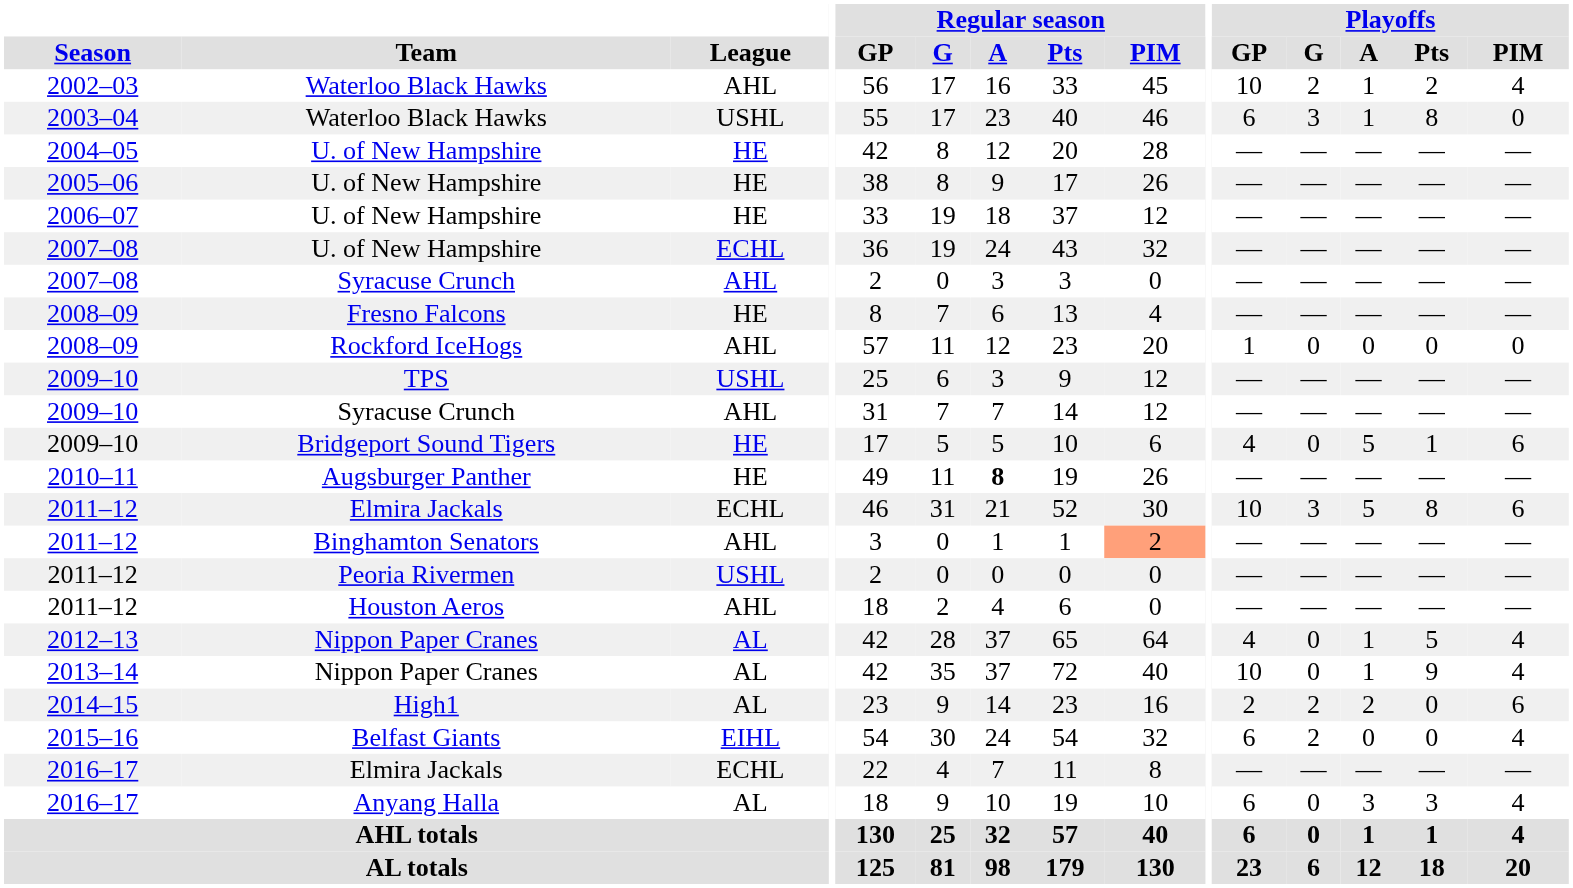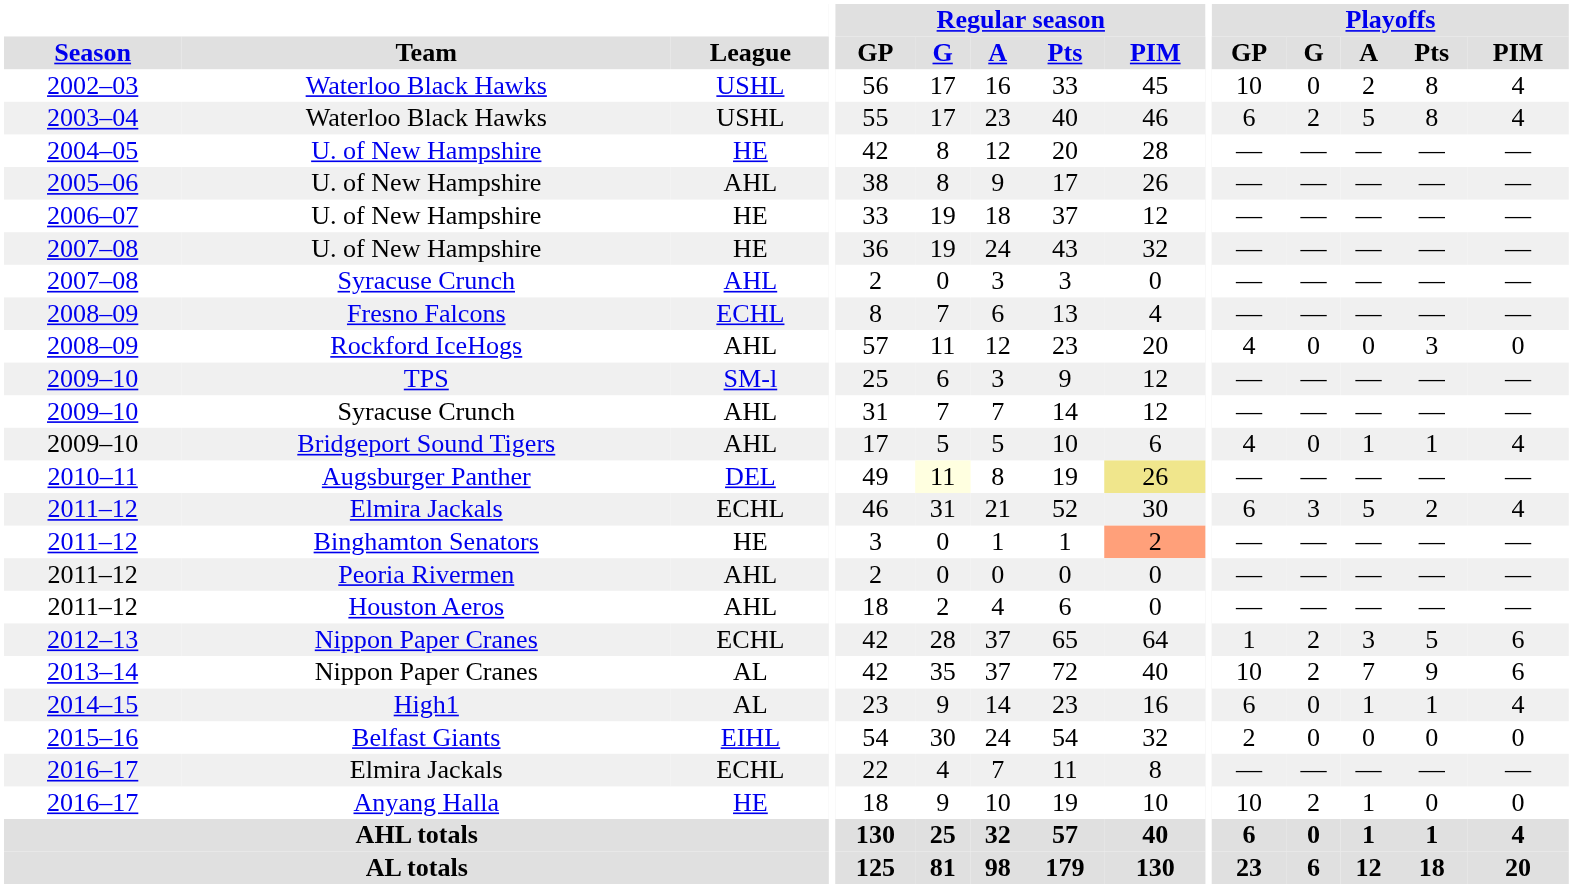(750, 85) AHL -> (750, 85) USHL
(1314, 85) 2 -> (1314, 85) 0
(1369, 85) 1 -> (1369, 85) 2
(1432, 85) 2 -> (1432, 85) 8
(1314, 117) 3 -> (1314, 117) 2
(1369, 117) 1 -> (1369, 117) 5
(1518, 117) 0 -> (1518, 117) 4
(750, 182) HE -> (750, 182) AHL
(750, 248) ECHL -> (750, 248) HE
(750, 313) HE -> (750, 313) ECHL
(1249, 345) 1 -> (1249, 345) 4
(1432, 345) 0 -> (1432, 345) 3
(750, 378) USHL -> (750, 378) SM-l
(750, 443) HE -> (750, 443) AHL
(1369, 443) 5 -> (1369, 443) 1
(1518, 443) 6 -> (1518, 443) 4
(750, 476) HE -> (750, 476) DEL
(943, 476) no background -> (943, 476) lightyellow background
(998, 476) bold -> (998, 476) normal
(1155, 476) no background -> (1155, 476) khaki background
(1249, 508) 10 -> (1249, 508) 6
(1432, 508) 8 -> (1432, 508) 2
(1518, 508) 6 -> (1518, 508) 4
(750, 541) AHL -> (750, 541) HE
(750, 574) USHL -> (750, 574) AHL
(750, 639) AL -> (750, 639) ECHL
(1249, 639) 4 -> (1249, 639) 1
(1314, 639) 0 -> (1314, 639) 2
(1369, 639) 1 -> (1369, 639) 3
(1518, 639) 4 -> (1518, 639) 6
(1314, 671) 0 -> (1314, 671) 2
(1369, 671) 1 -> (1369, 671) 7
(1518, 671) 4 -> (1518, 671) 6
(1249, 704) 2 -> (1249, 704) 6
(1314, 704) 2 -> (1314, 704) 0
(1369, 704) 2 -> (1369, 704) 1
(1432, 704) 0 -> (1432, 704) 1
(1518, 704) 6 -> (1518, 704) 4
(1249, 737) 6 -> (1249, 737) 2
(1314, 737) 2 -> (1314, 737) 0
(1518, 737) 4 -> (1518, 737) 0
(750, 802) AL -> (750, 802) HE
(1249, 802) 6 -> (1249, 802) 10
(1314, 802) 0 -> (1314, 802) 2
(1369, 802) 3 -> (1369, 802) 1
(1432, 802) 3 -> (1432, 802) 0
(1518, 802) 4 -> (1518, 802) 0
